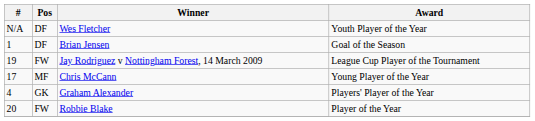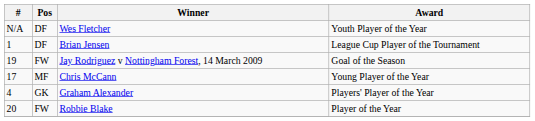(368, 44) Goal of the Season -> (406, 44) League Cup Player of the Tournament
(406, 60) League Cup Player of the Tournament -> (368, 60) Goal of the Season
